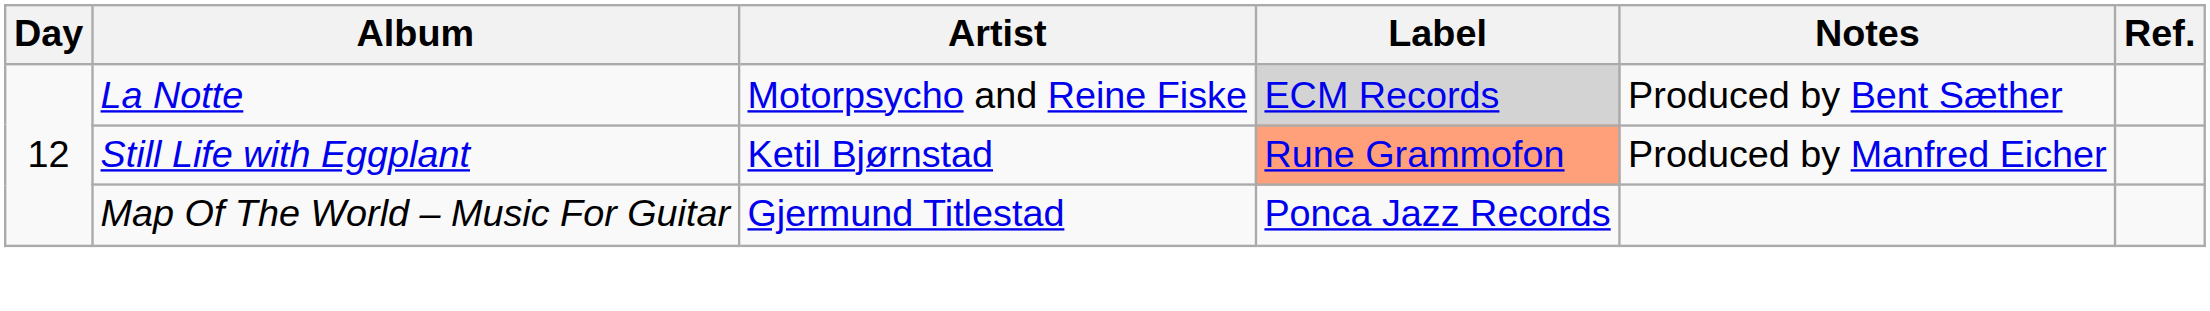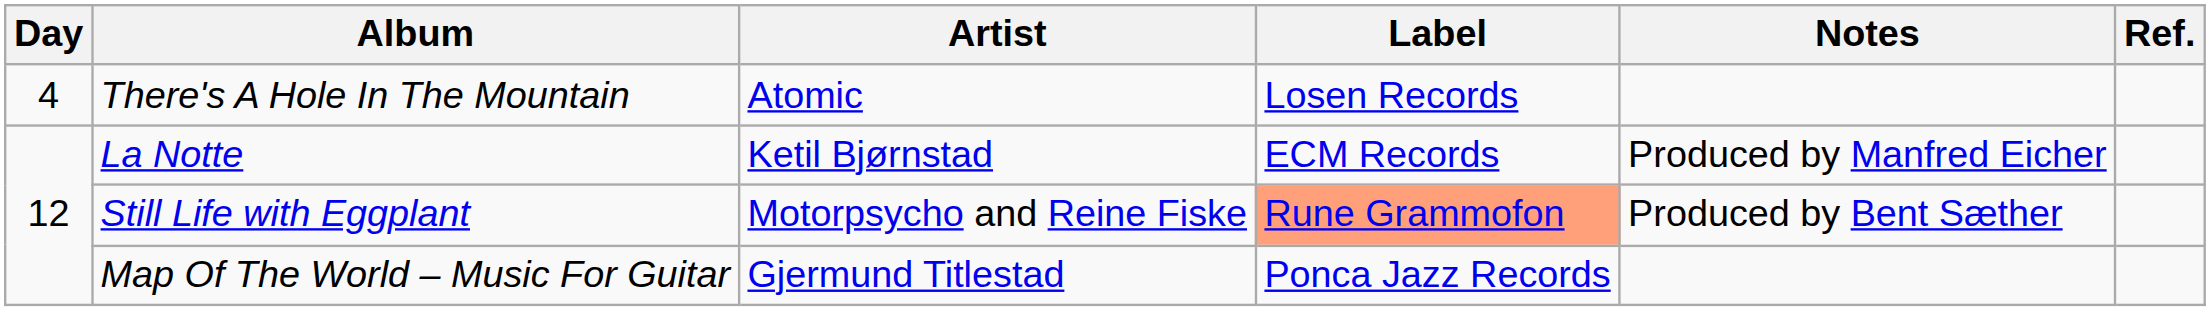+ row: (365, 94)
(997, 94) Motorpsycho and Reine Fiske -> (870, 154) Ketil Bjørnstad
(1382, 94) lightgrey background -> (1382, 154) no background
(1845, 94) Produced by Bent Sæther -> (1867, 154) Produced by Manfred Eicher
(870, 154) Ketil Bjørnstad -> (997, 214) Motorpsycho and Reine Fiske
(1867, 154) Produced by Manfred Eicher -> (1845, 214) Produced by Bent Sæther
